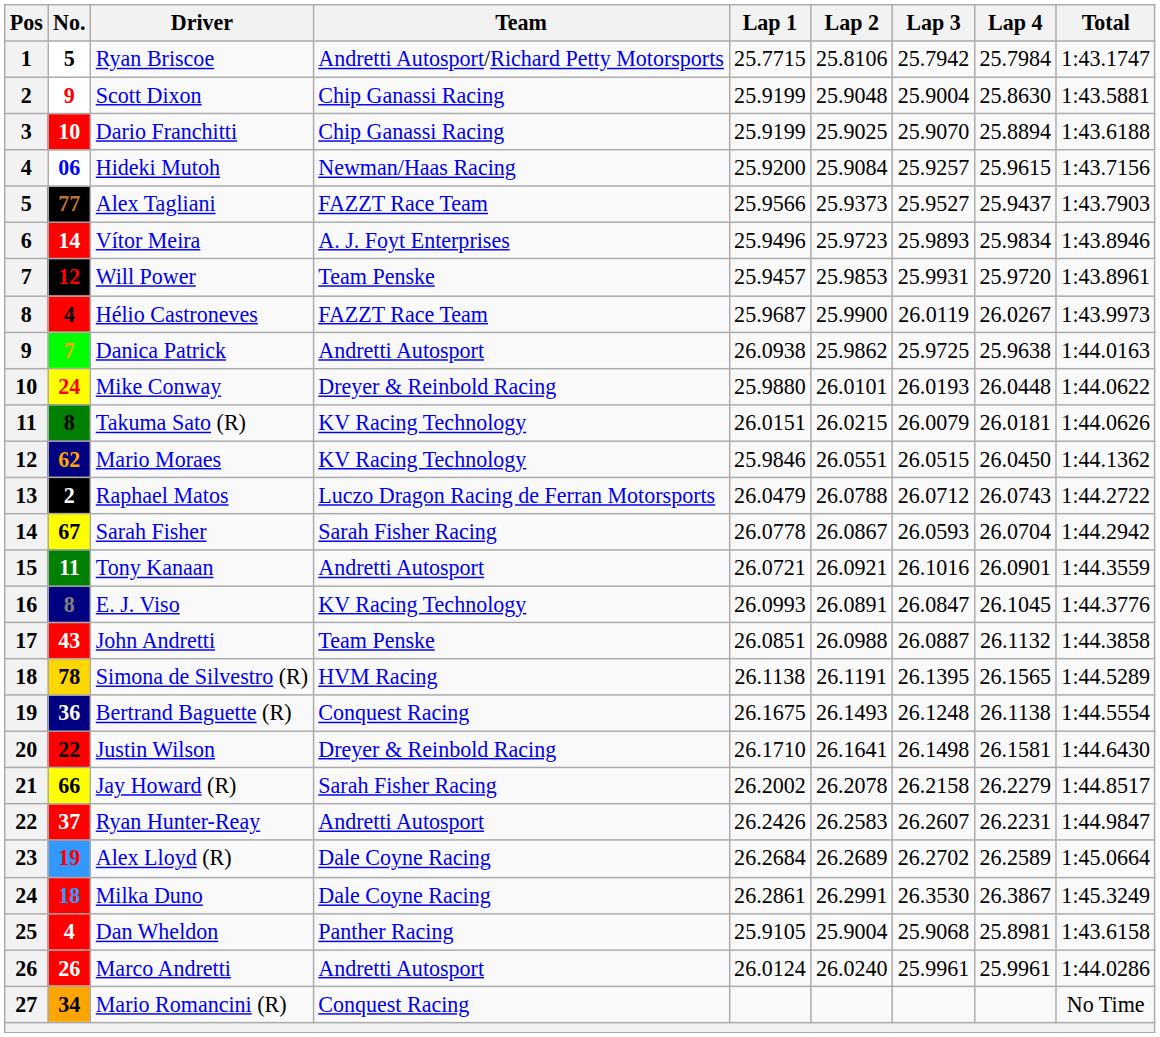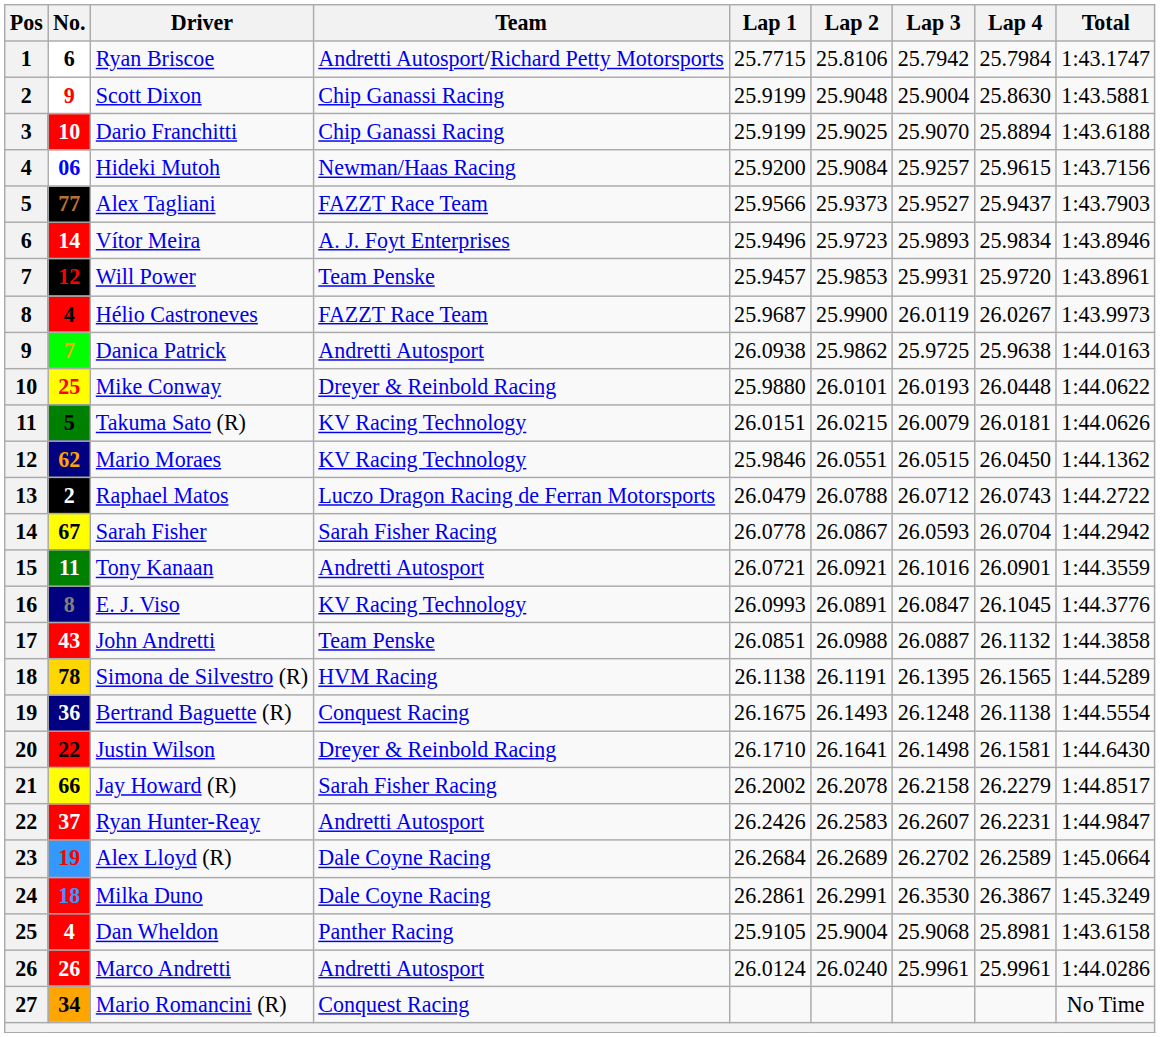(69, 59) 5 -> (69, 59) 6
(69, 386) 24 -> (69, 386) 25
(69, 422) 8 -> (69, 422) 5
